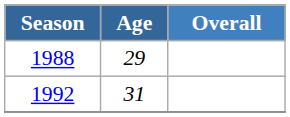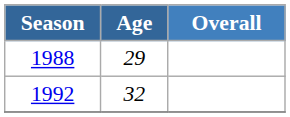(134, 94) 31 -> (134, 94) 32
